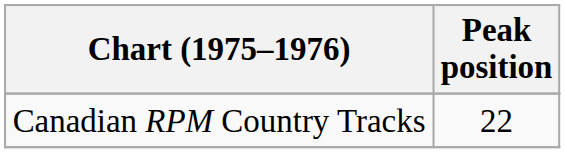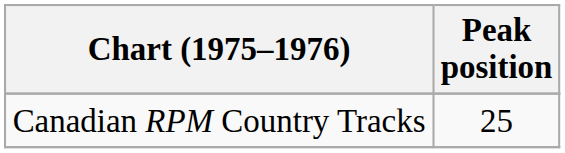(497, 119) 22 -> (497, 119) 25
